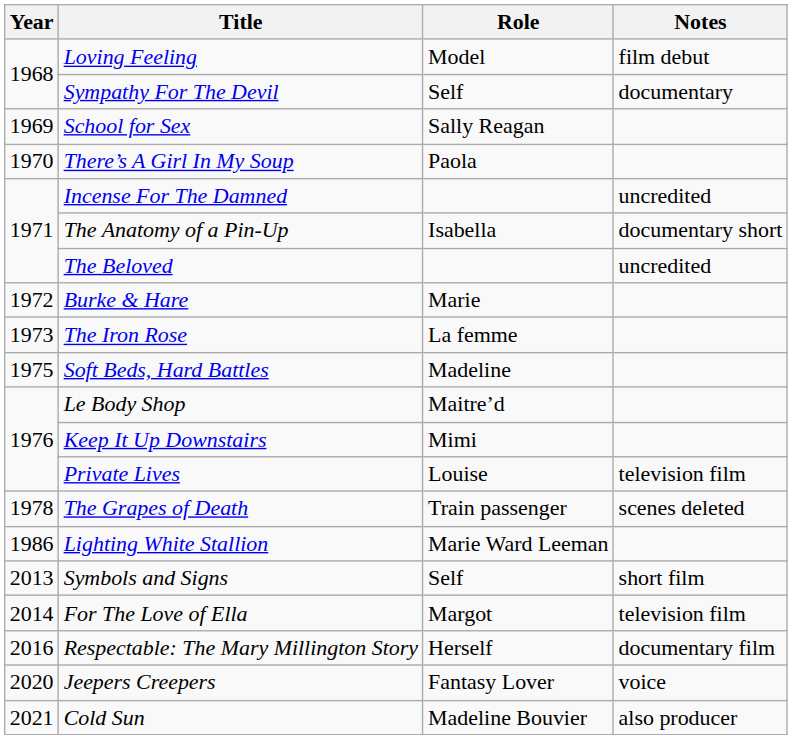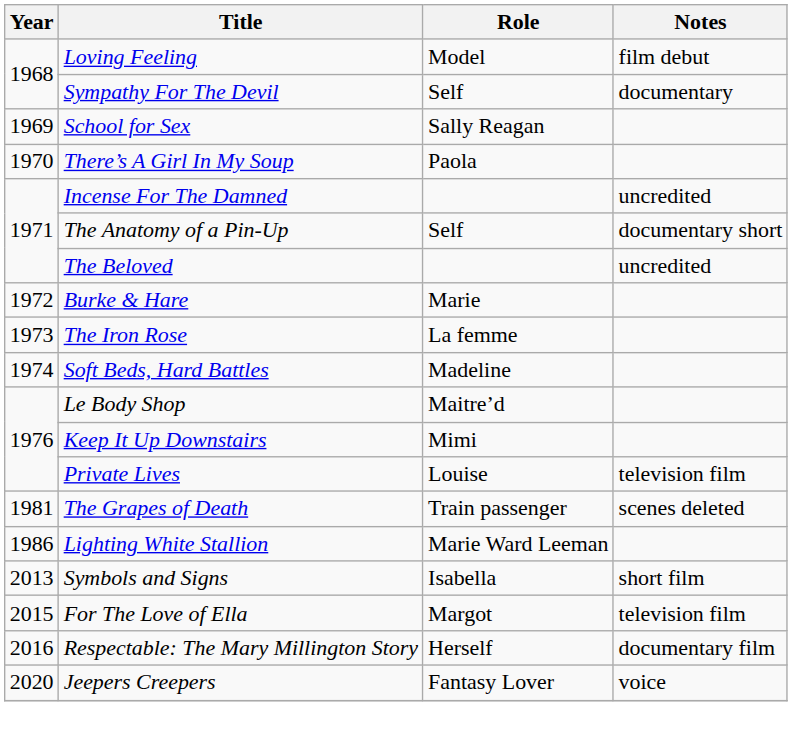(462, 230) Isabella -> (446, 230) Self
(32, 369) 1975 -> (32, 369) 1974
(32, 508) 1978 -> (32, 508) 1981
(446, 578) Self -> (462, 578) Isabella
(32, 612) 2014 -> (32, 612) 2015
- row: (104, 717)
